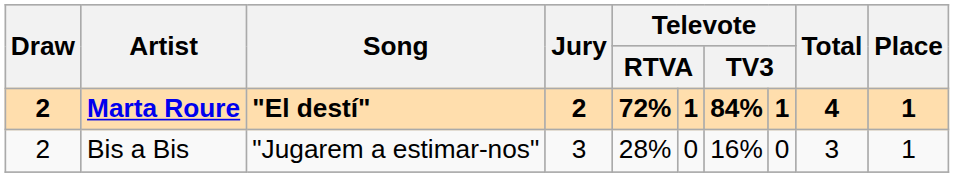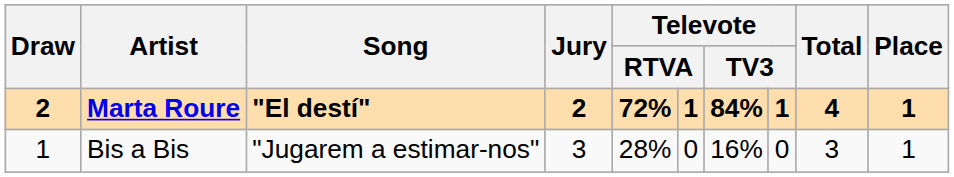(43, 150) 2 -> (43, 150) 1
